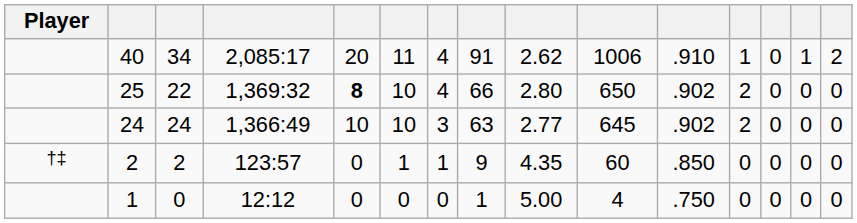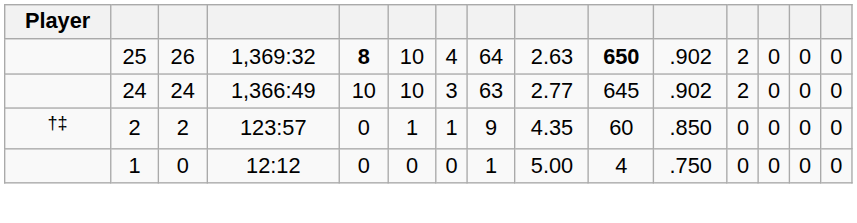- row: (132, 56)
(179, 90) 22 -> (183, 56) 26
(482, 90) 66 -> (491, 56) 64
(541, 90) 2.80 -> (552, 56) 2.63
(617, 90) normal -> (621, 56) bold
